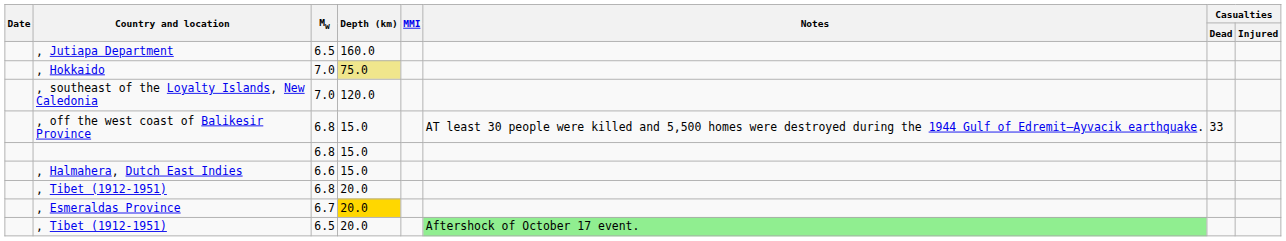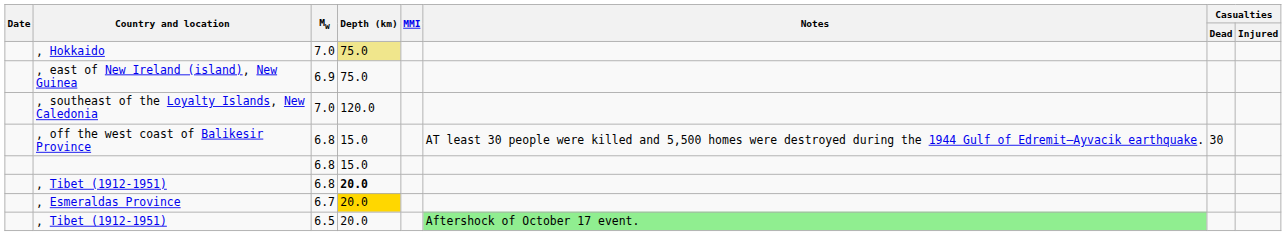- row: (105, 51)
+ row: (157, 76)
(1216, 127) 33 -> (1216, 140) 30
- row: (139, 171)
(354, 189) normal -> (354, 184) bold
